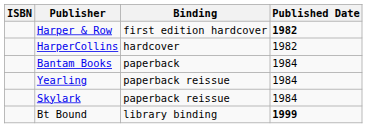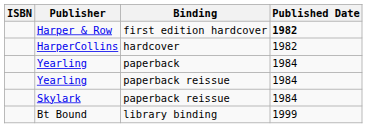- row: (74, 64)
+ row: (62, 64)
(285, 115) bold -> (285, 115) normal
